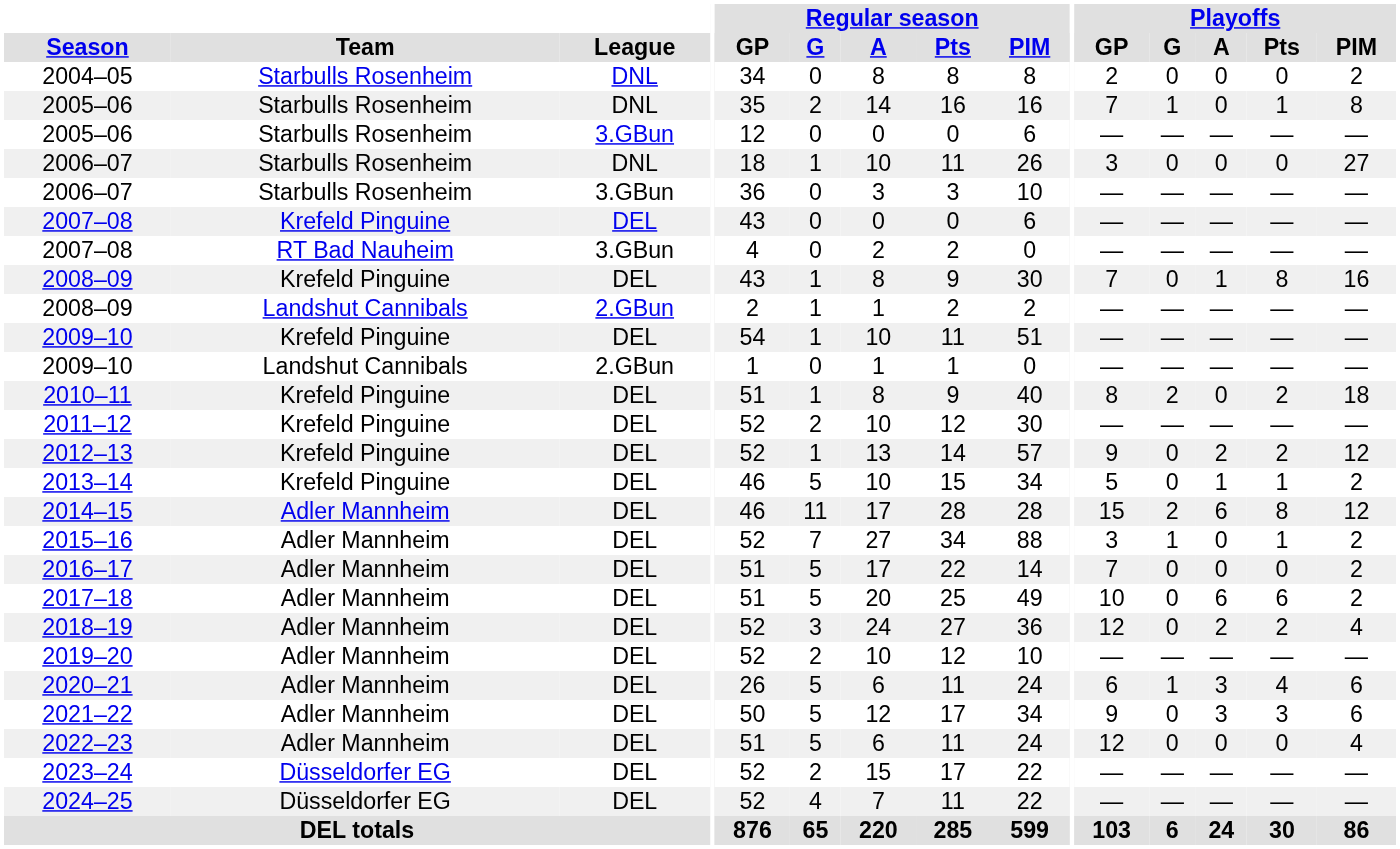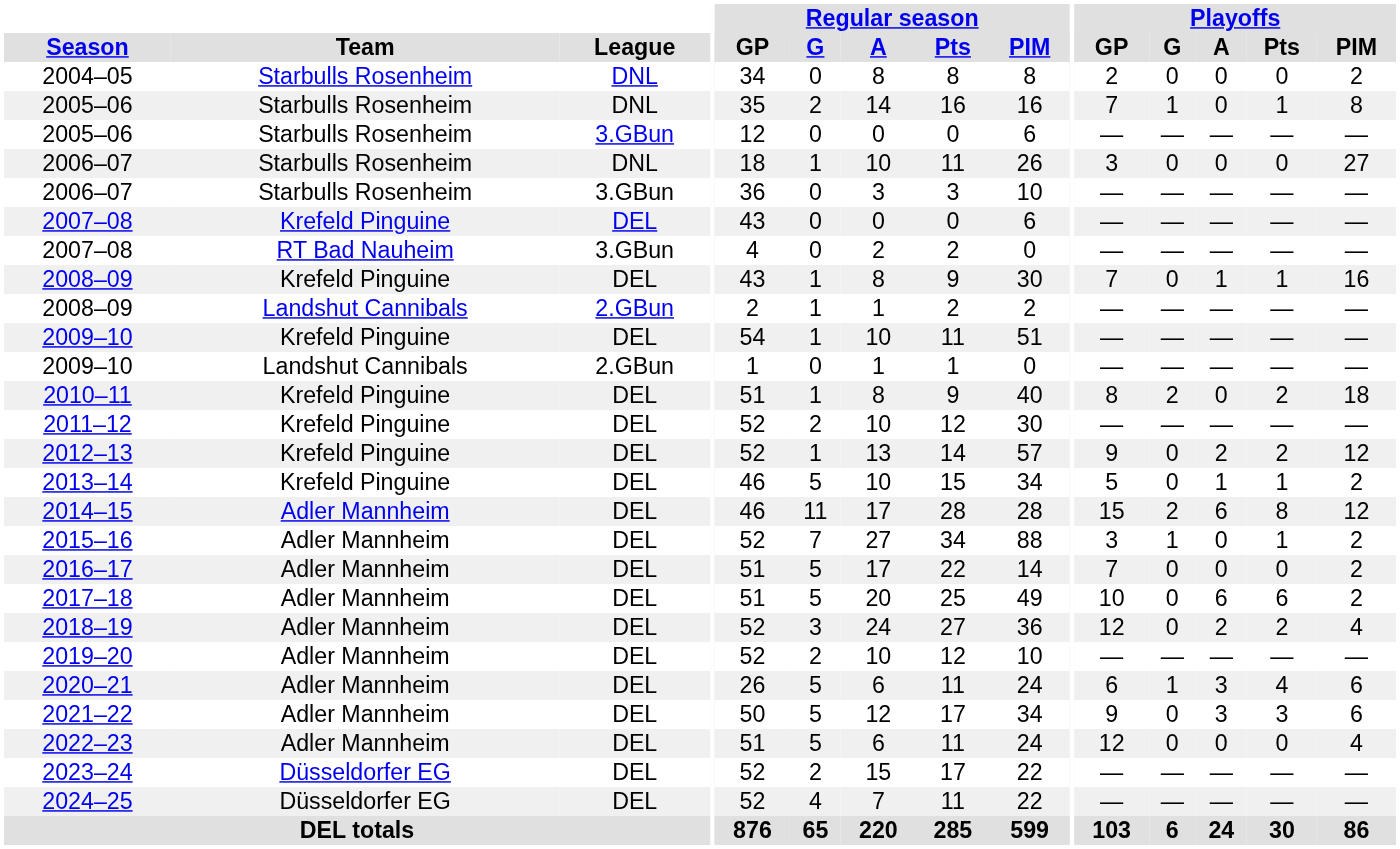(1282, 279) 8 -> (1282, 279) 1
